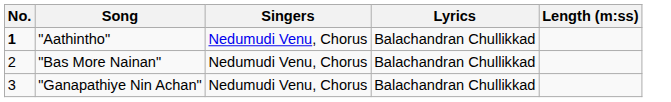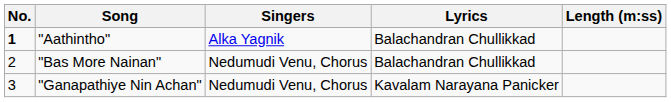(288, 39) Nedumudi Venu, Chorus -> (246, 39) Alka Yagnik
(455, 86) Balachandran Chullikkad -> (467, 86) Kavalam Narayana Panicker
